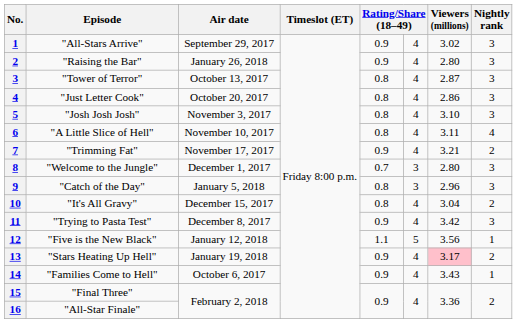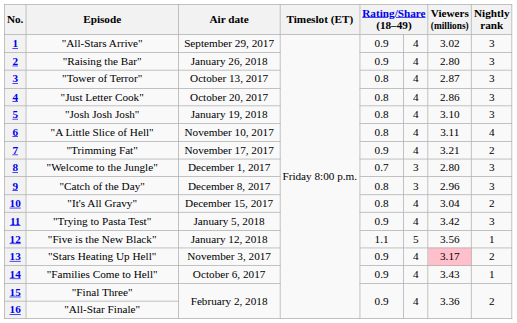(229, 114) November 3, 2017 -> (229, 114) January 19, 2018
(229, 185) January 5, 2018 -> (229, 185) December 8, 2017
(229, 221) December 8, 2017 -> (229, 221) January 5, 2018
(229, 256) January 19, 2018 -> (229, 256) November 3, 2017
